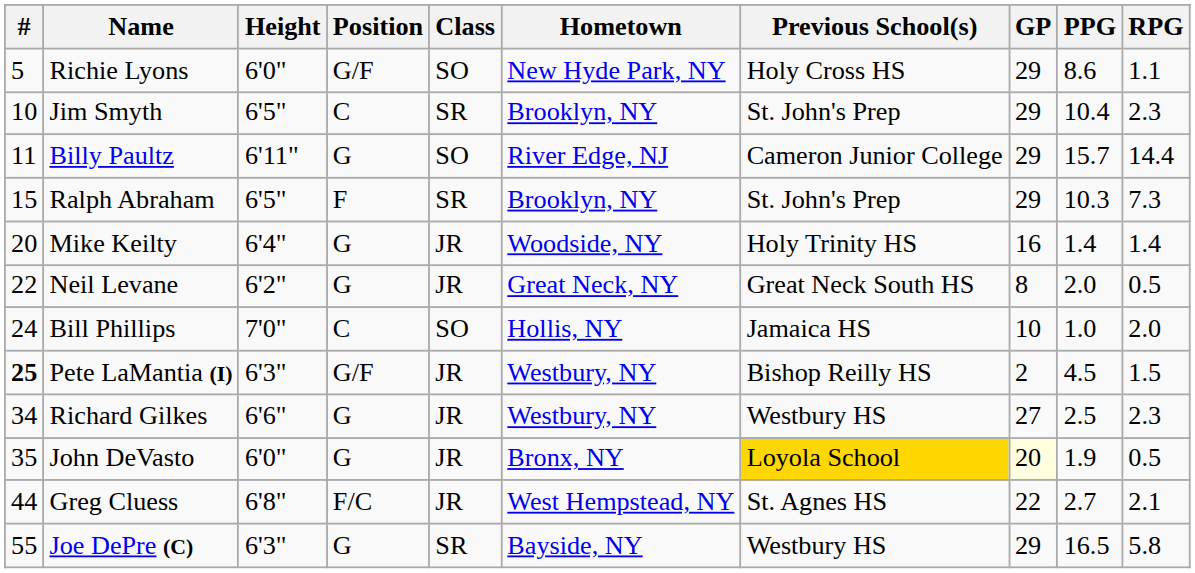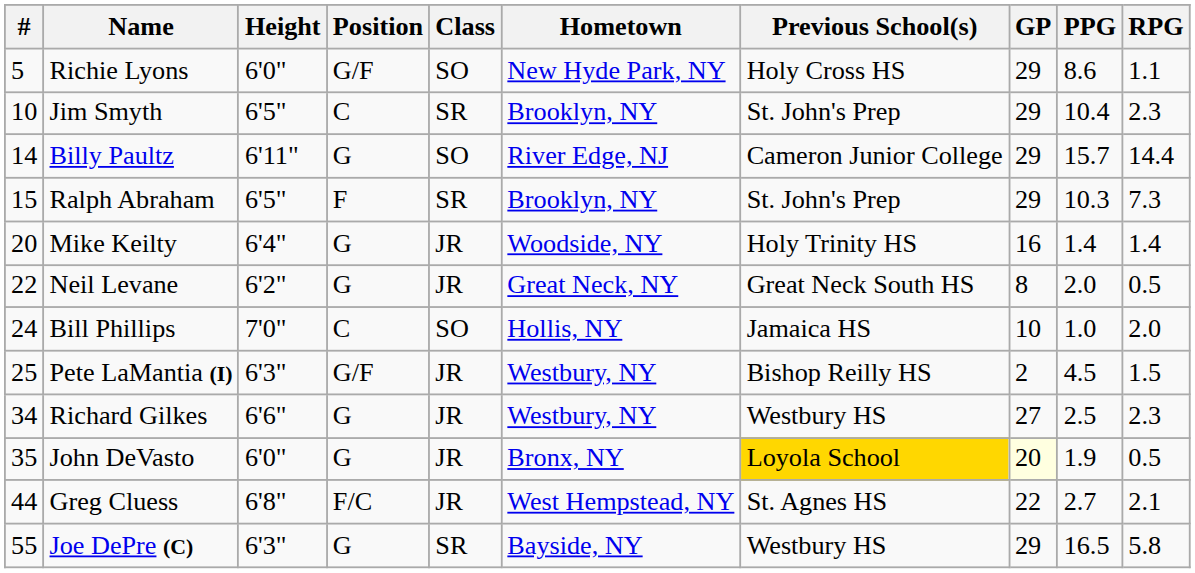(24, 156) 11 -> (24, 156) 14
(24, 372) bold -> (24, 372) normal
